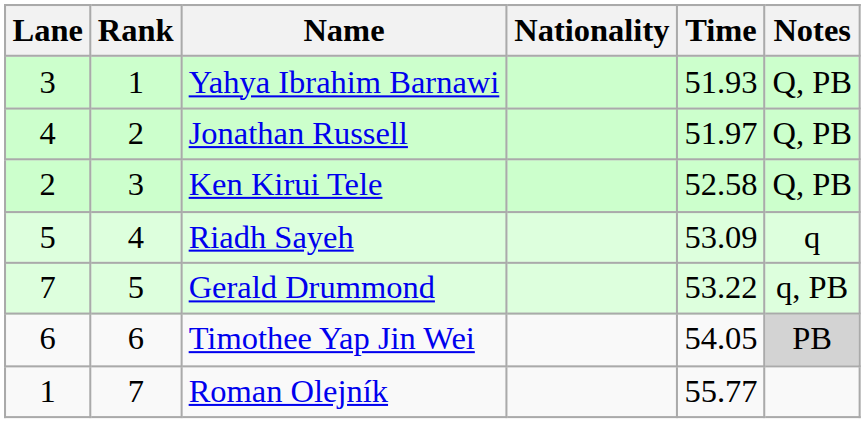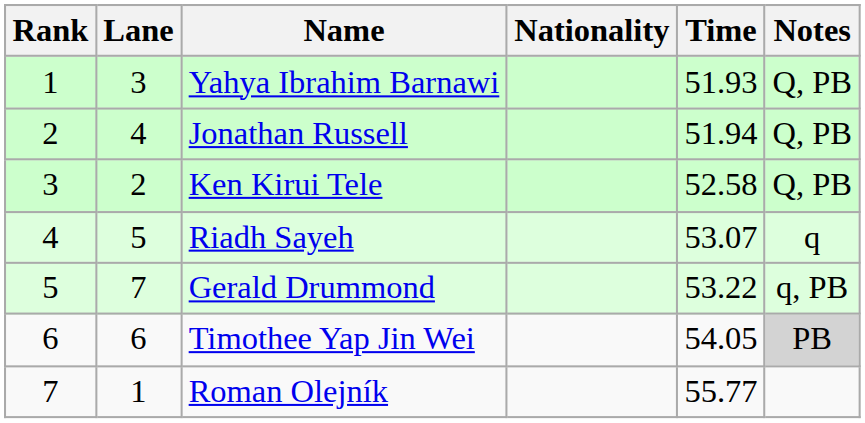columns swapped: (136, 30) <-> (48, 30)
(721, 133) 51.97 -> (721, 133) 51.94
(721, 236) 53.09 -> (721, 236) 53.07
